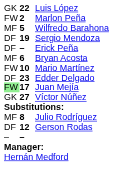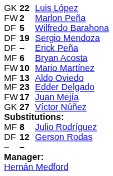(10, 28) MF -> (10, 28) DF
+ row: (24, 77)
(10, 77) DF -> (10, 87) MF
(11, 87) lightgreen background -> (11, 97) no background
